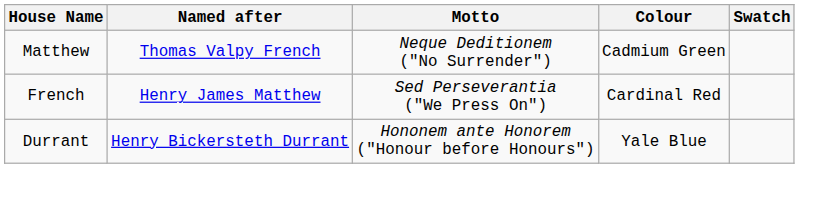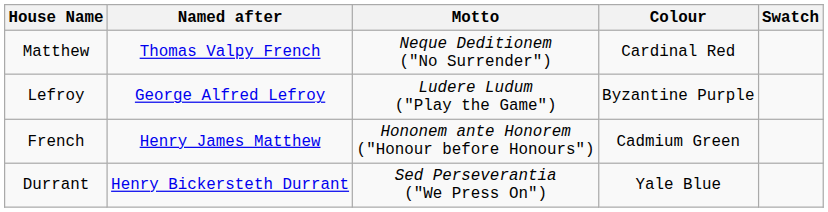(664, 53) Cadmium Green -> (678, 53) Cardinal Red
+ row: (56, 97)
(476, 97) Sed Perseverantia ("We Press On") -> (476, 141) Hononem ante Honorem ("Honour before Honours")
(664, 97) Cardinal Red -> (678, 141) Cadmium Green
(476, 141) Hononem ante Honorem ("Honour before Honours") -> (476, 185) Sed Perseverantia ("We Press On")
